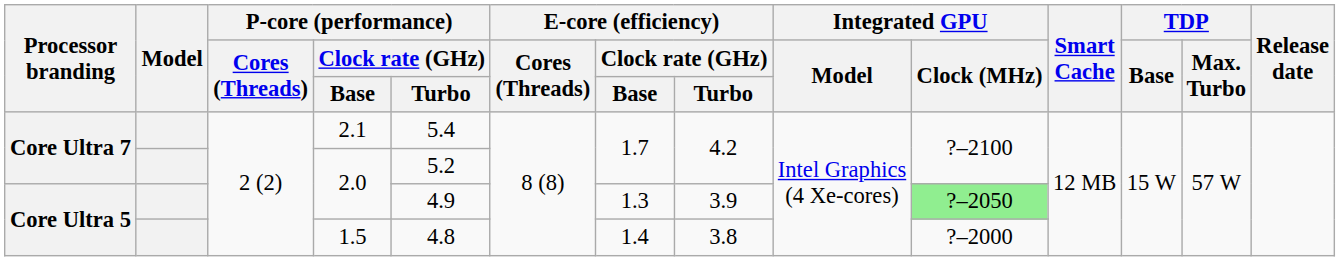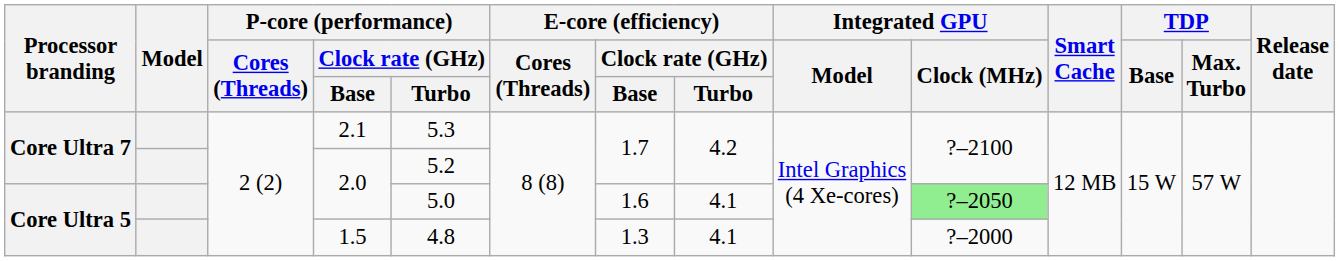(441, 129) 5.4 -> (441, 129) 5.3
(441, 201) 4.9 -> (441, 201) 5.0
(635, 201) 1.3 -> (635, 201) 1.6
(723, 201) 3.9 -> (723, 201) 4.1
(635, 237) 1.4 -> (635, 237) 1.3
(723, 237) 3.8 -> (723, 237) 4.1
